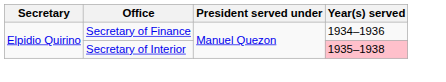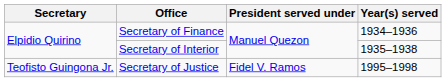(356, 49) pink background -> (389, 49) no background
+ row: (169, 67)
